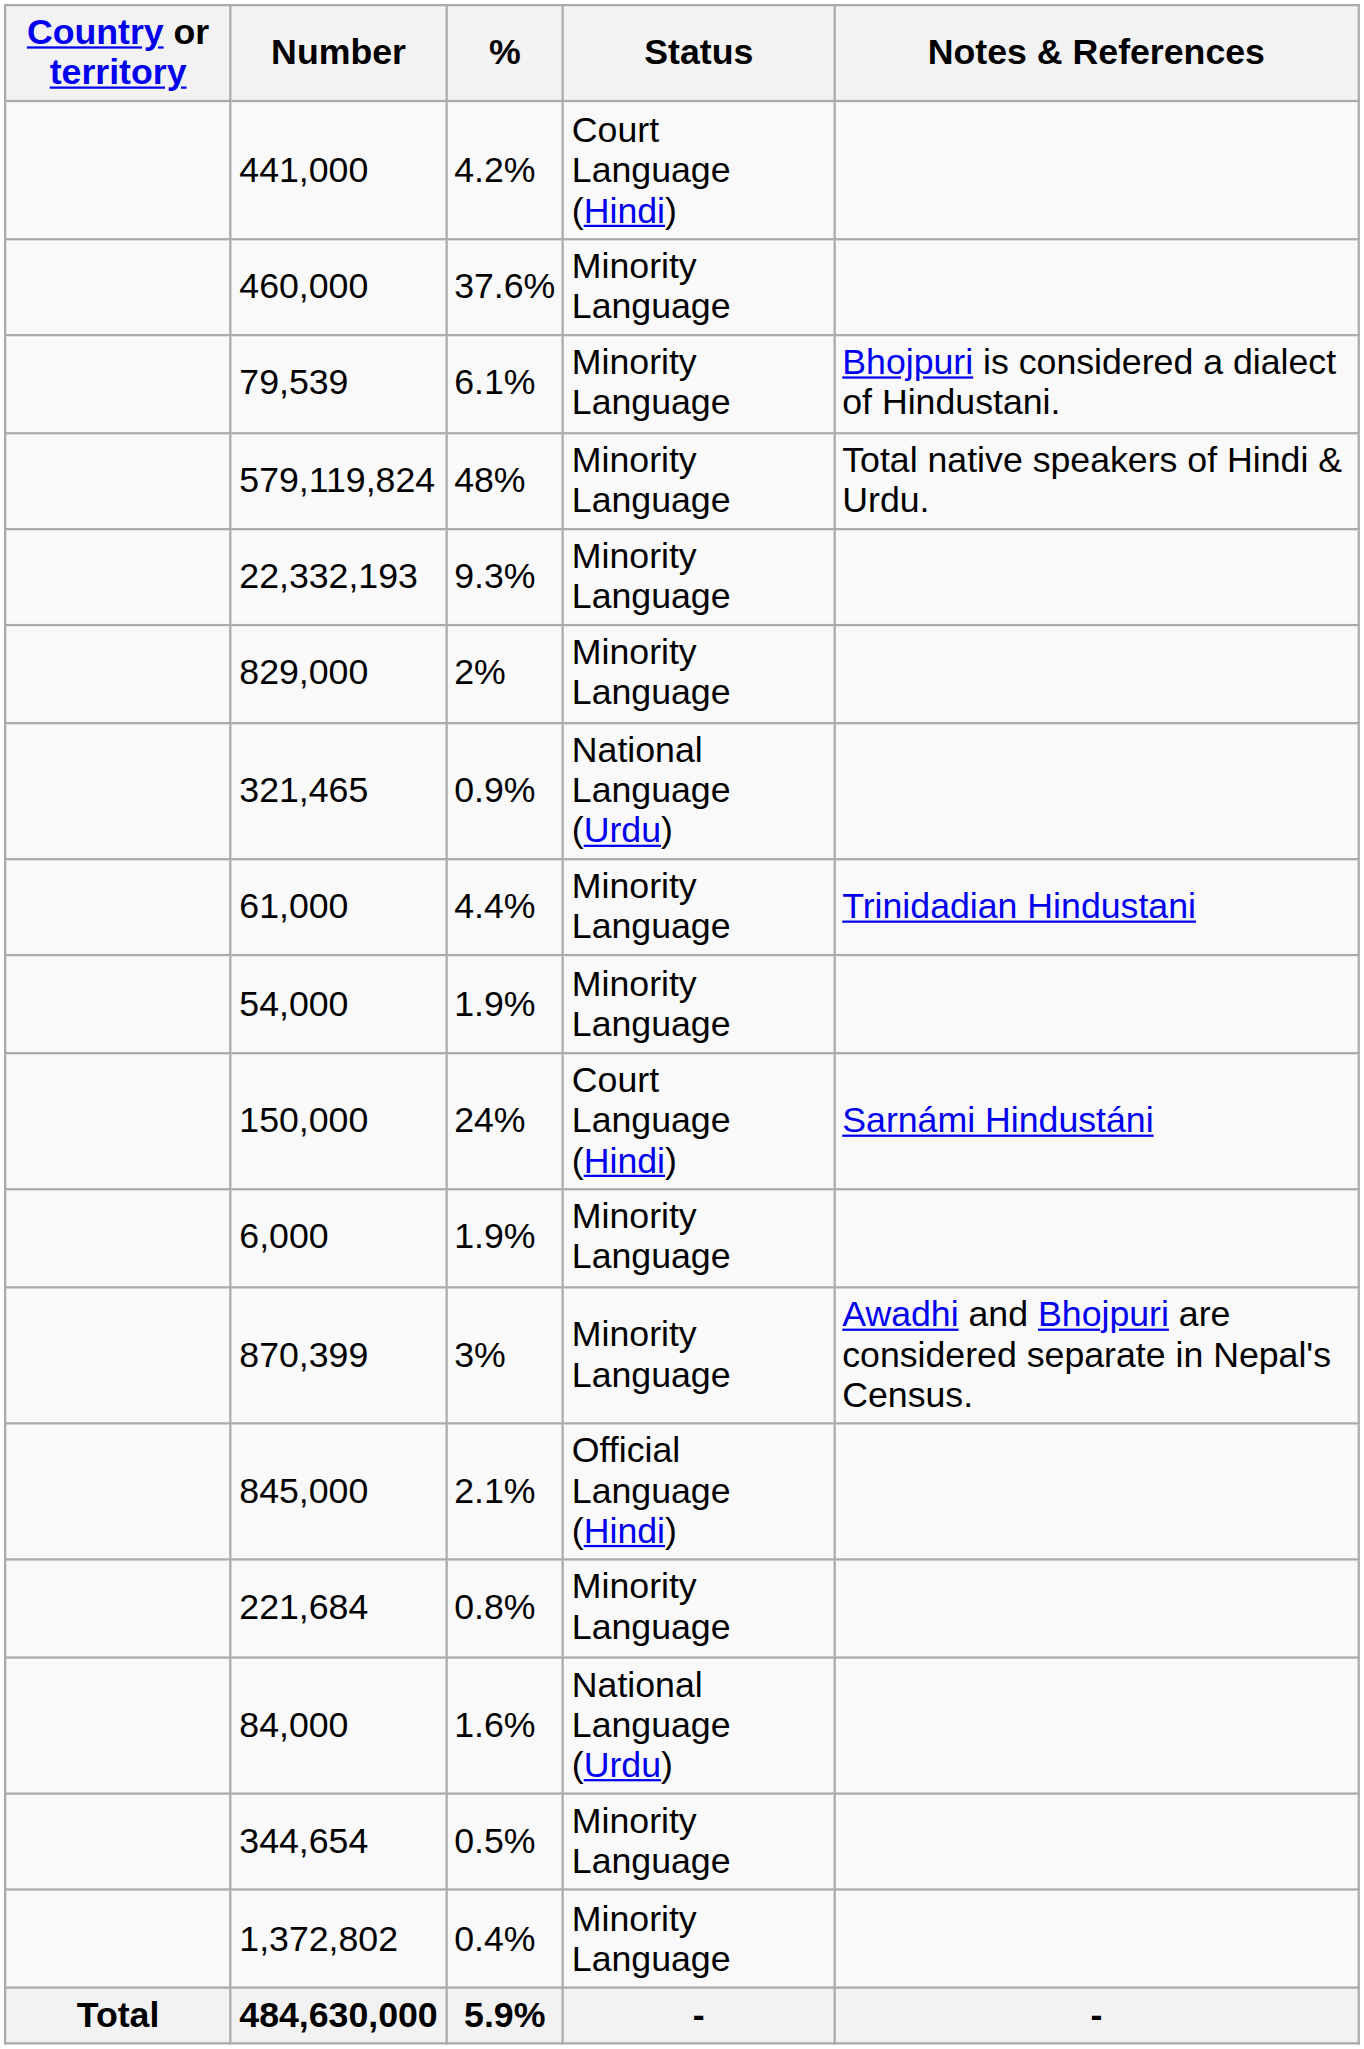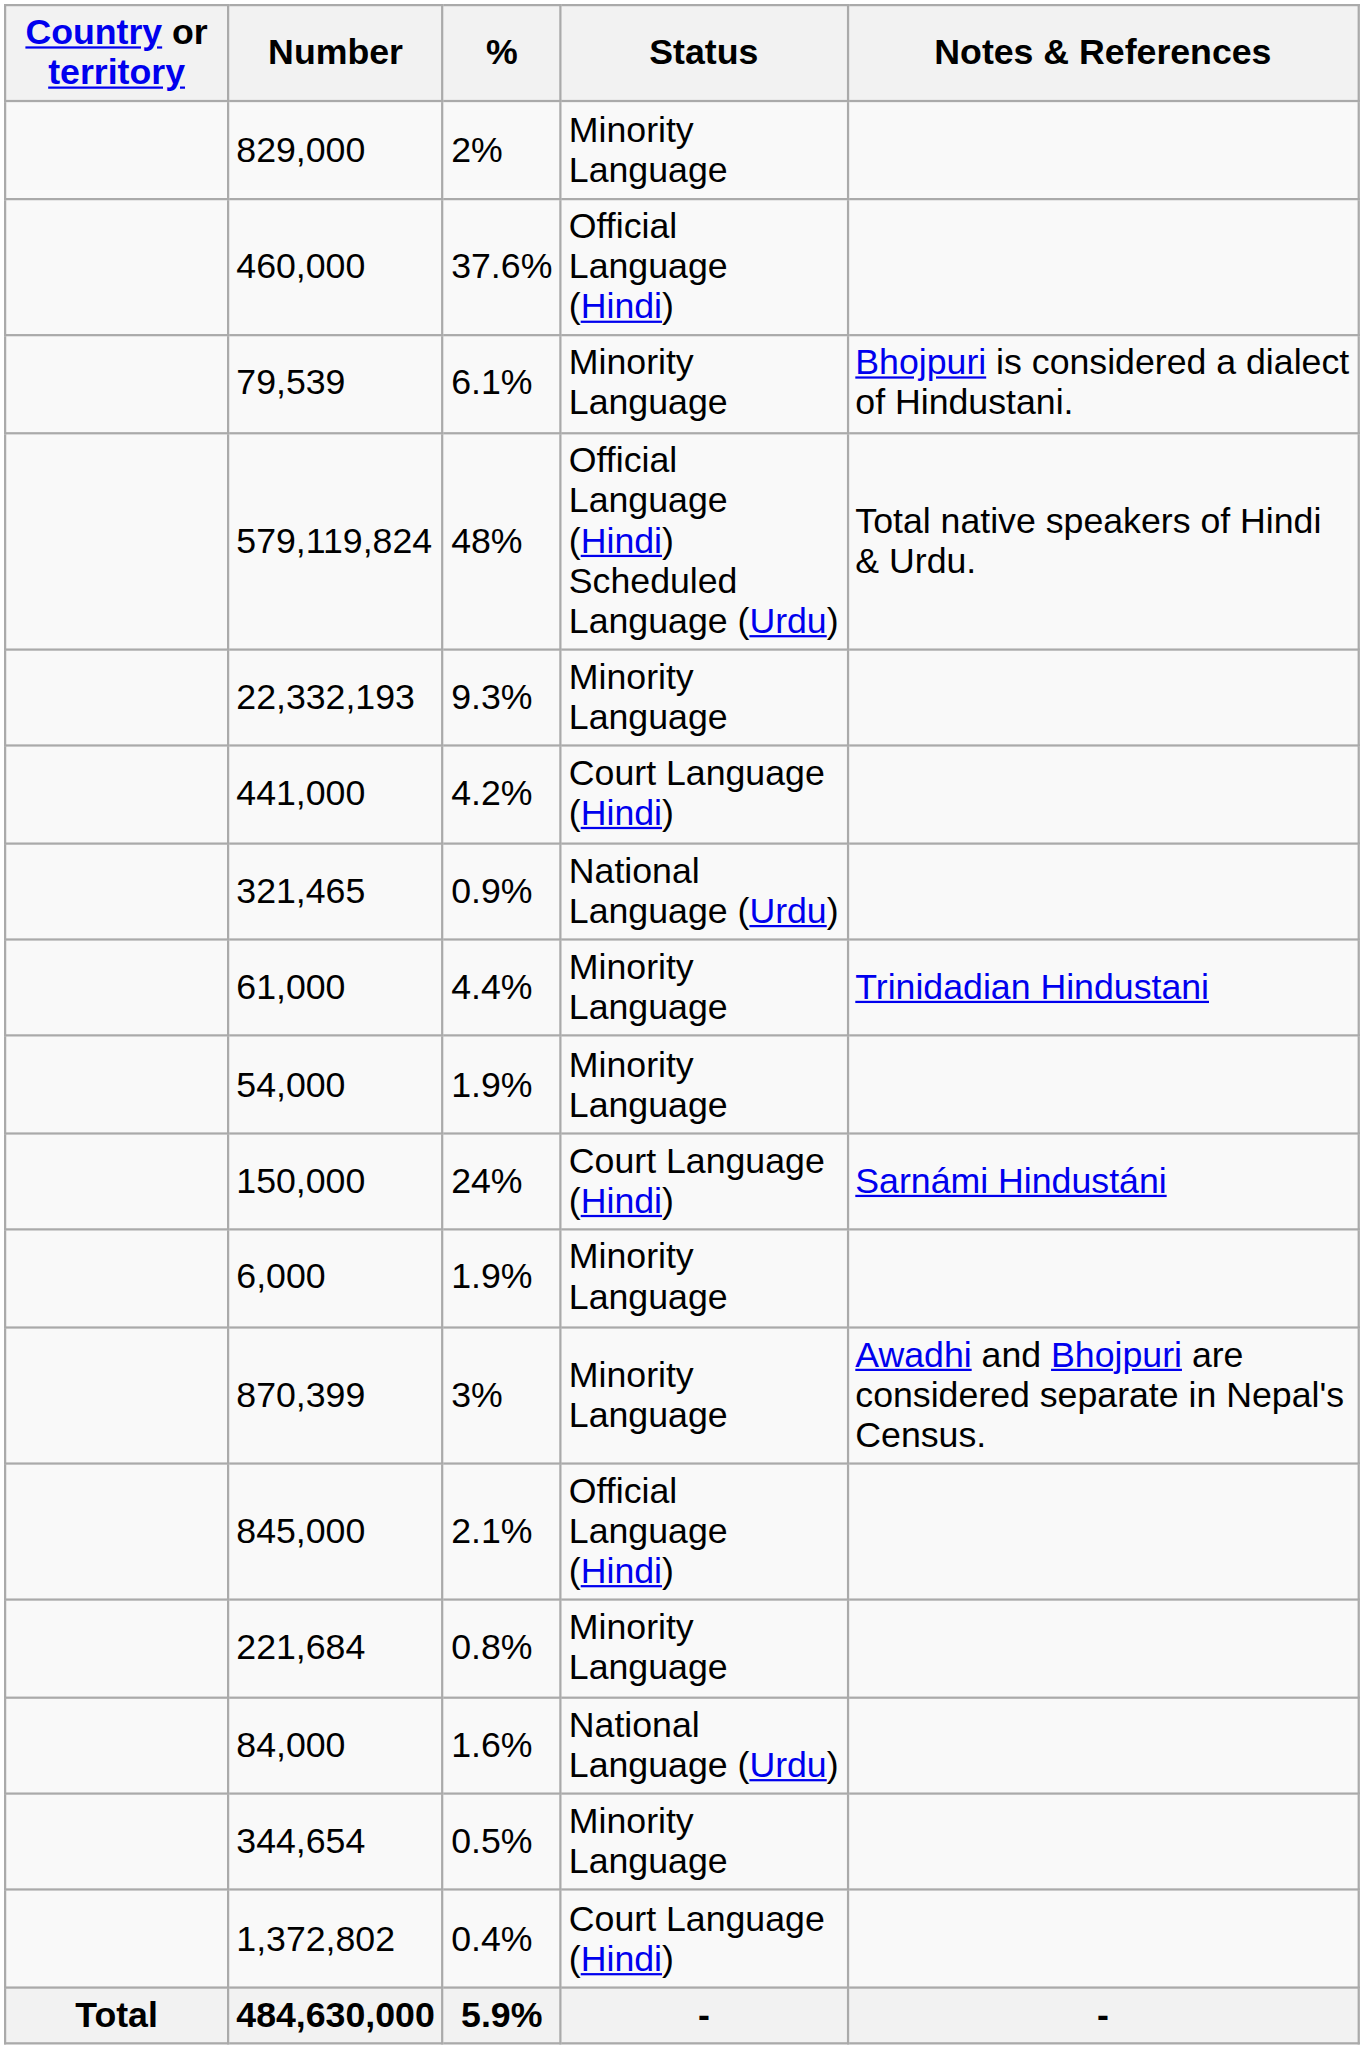rows swapped: (304, 673) <-> (304, 169)
(651, 286) Minority Language -> (648, 266) Official Language (Hindi)
(651, 479) Minority Language -> (704, 540) Official Language (Hindi) Scheduled Language (Urdu)
(651, 1938) Minority Language -> (697, 1938) Court Language (Hindi)
